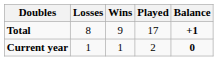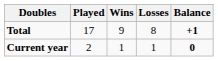columns swapped: (153, 13) <-> (88, 13)
